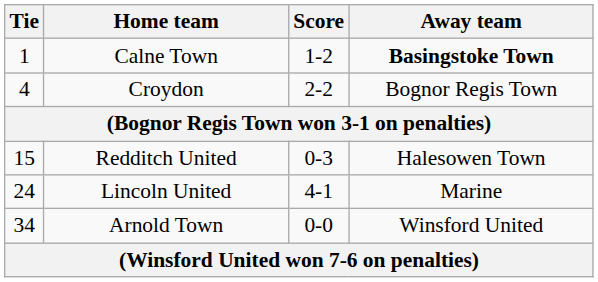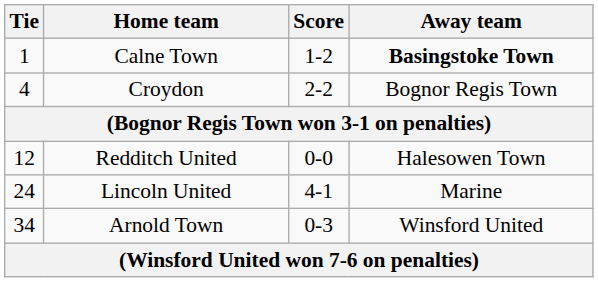(24, 157) 15 -> (24, 157) 12
(319, 157) 0-3 -> (319, 157) 0-0
(319, 225) 0-0 -> (319, 225) 0-3
